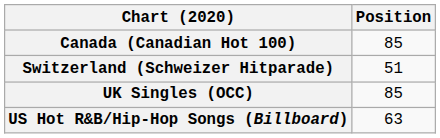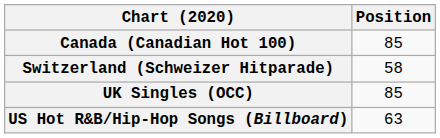(393, 69) 51 -> (393, 69) 58
